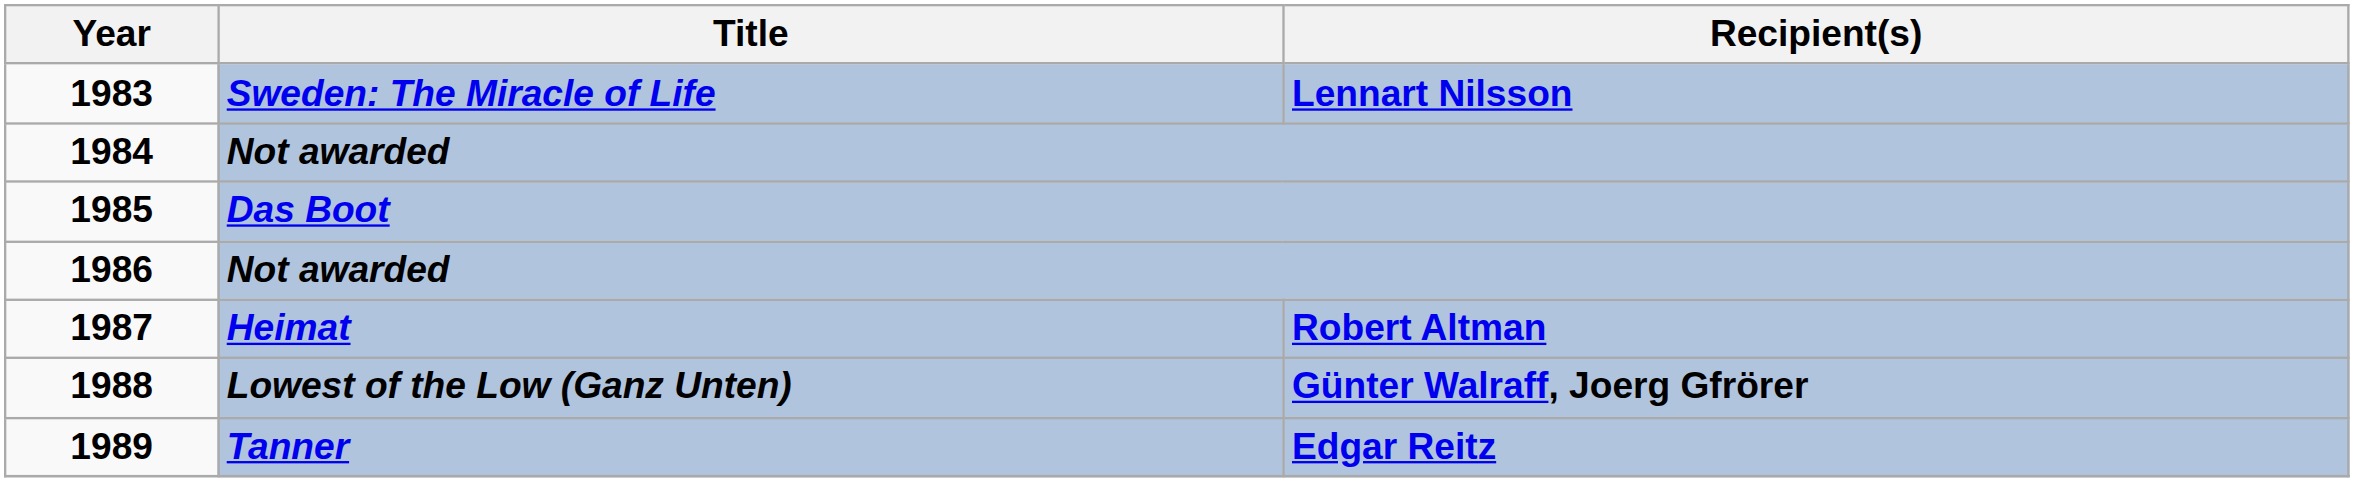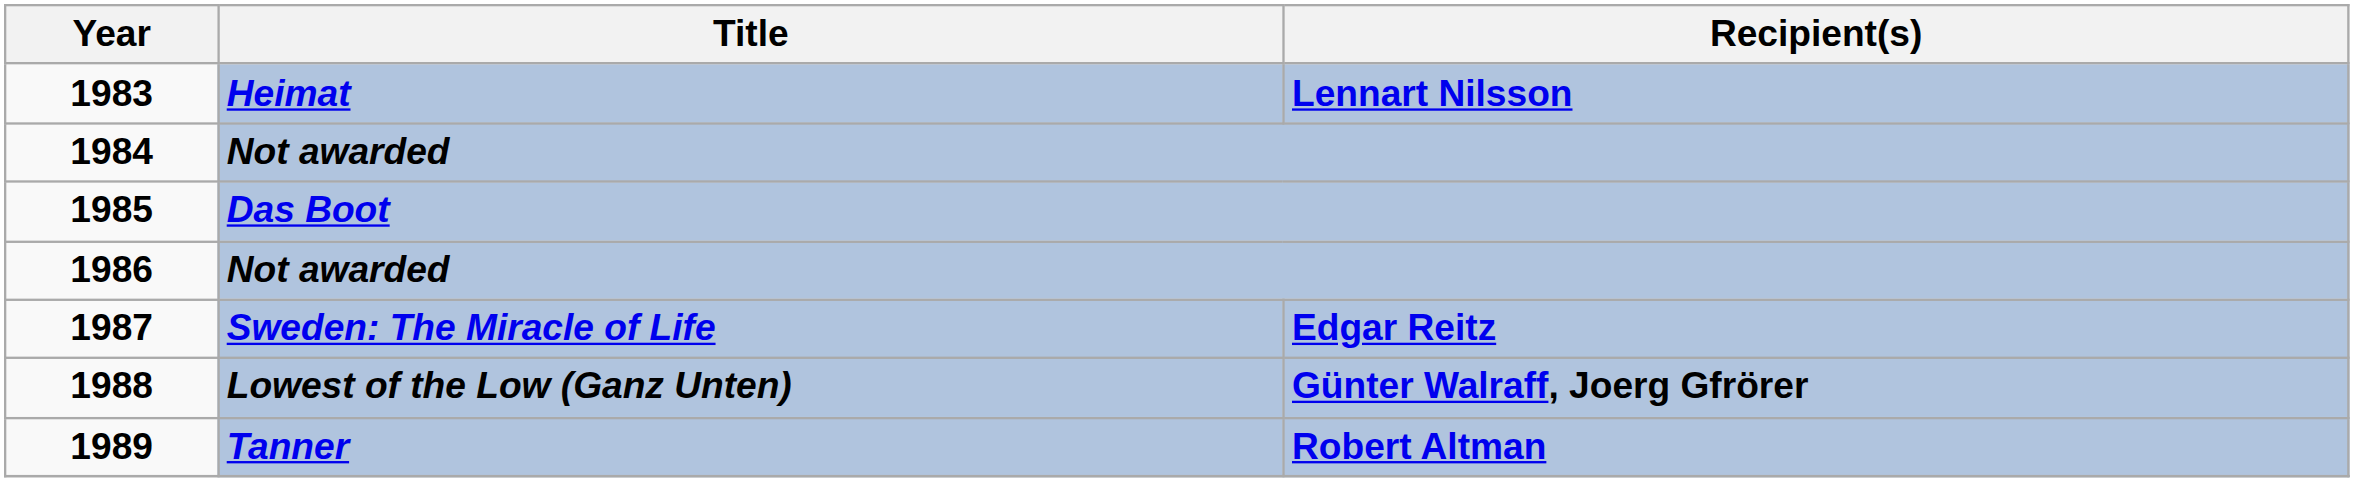(471, 92) Sweden: The Miracle of Life -> (289, 92) Heimat
(289, 328) Heimat -> (471, 328) Sweden: The Miracle of Life
(1419, 328) Robert Altman -> (1394, 328) Edgar Reitz
(1394, 446) Edgar Reitz -> (1419, 446) Robert Altman
